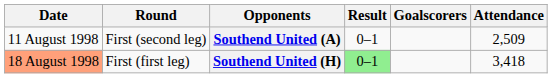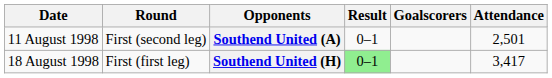(509, 38) 2,509 -> (509, 38) 2,501
(53, 61) lightsalmon background -> (53, 61) no background
(509, 61) 3,418 -> (509, 61) 3,417
